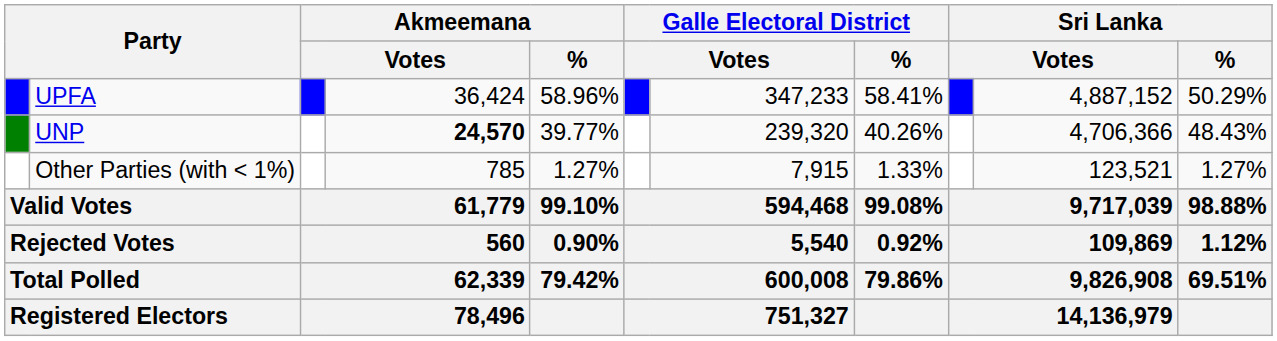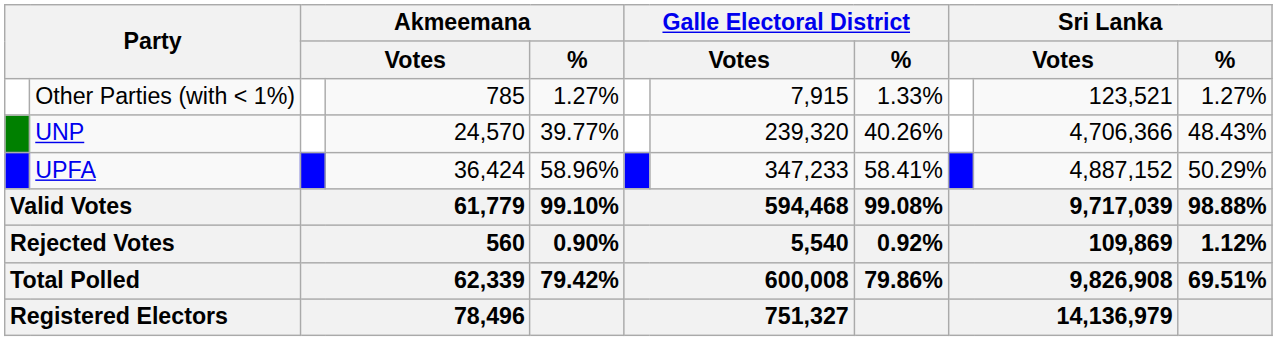rows swapped: (66, 96) <-> (165, 170)
(489, 133) bold -> (489, 133) normal
